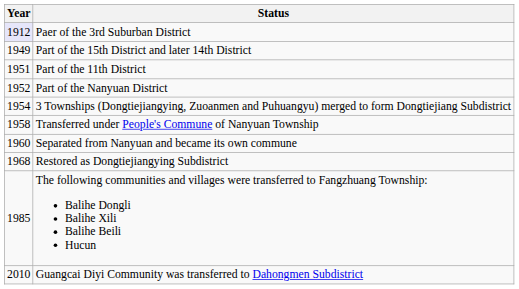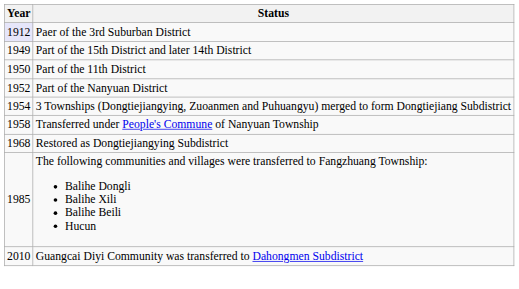(19, 69) 1951 -> (19, 69) 1950
- row: (166, 143)
